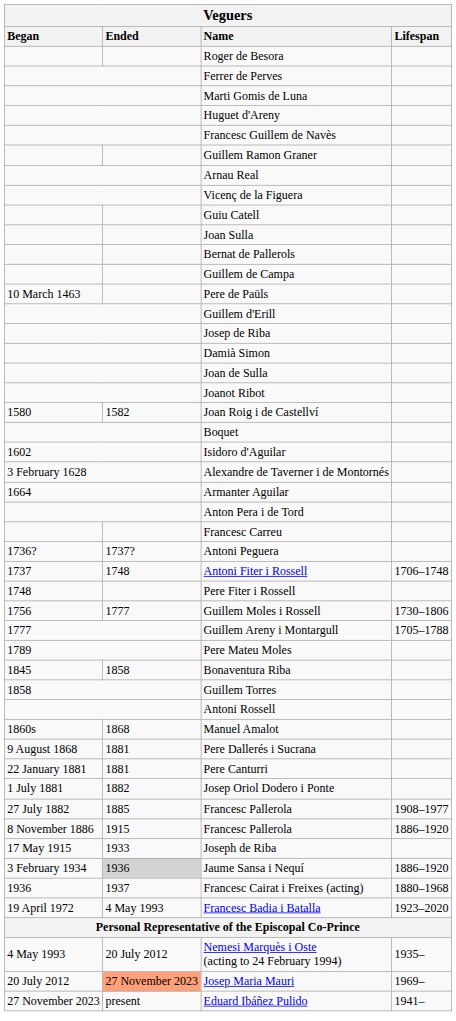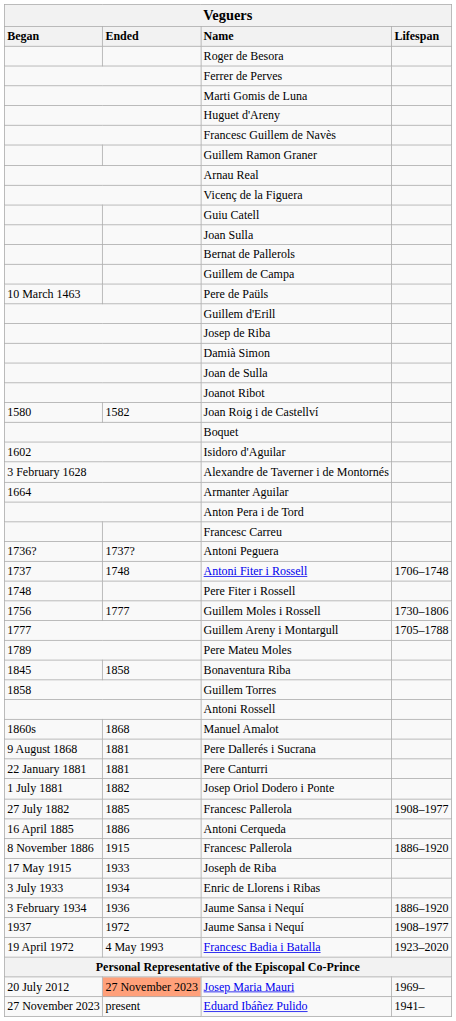+ row: (41, 828)
+ row: (35, 888)
(117, 868) lightgrey background -> (117, 907) no background
- row: (19, 888)
+ row: (19, 927)
- row: (36, 954)
